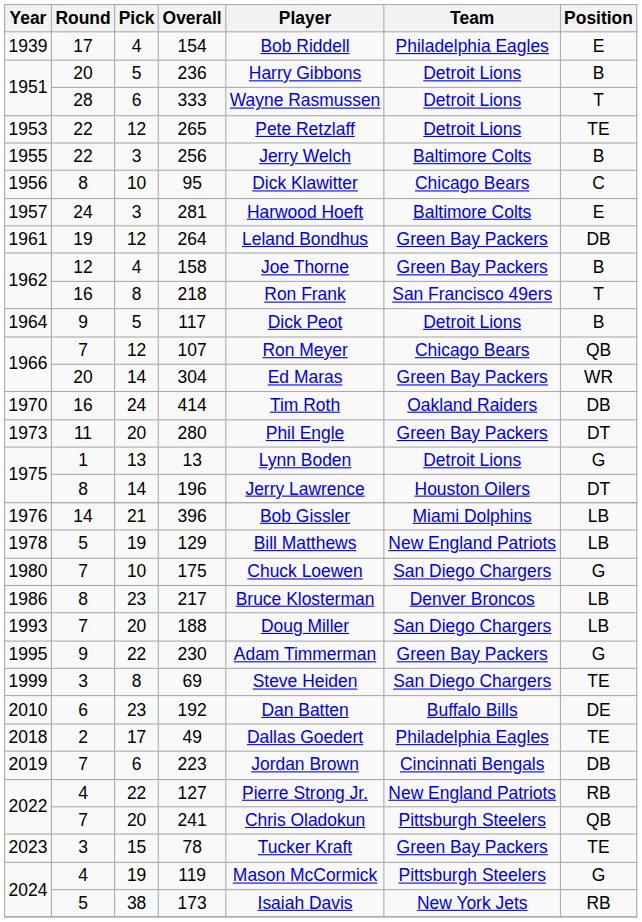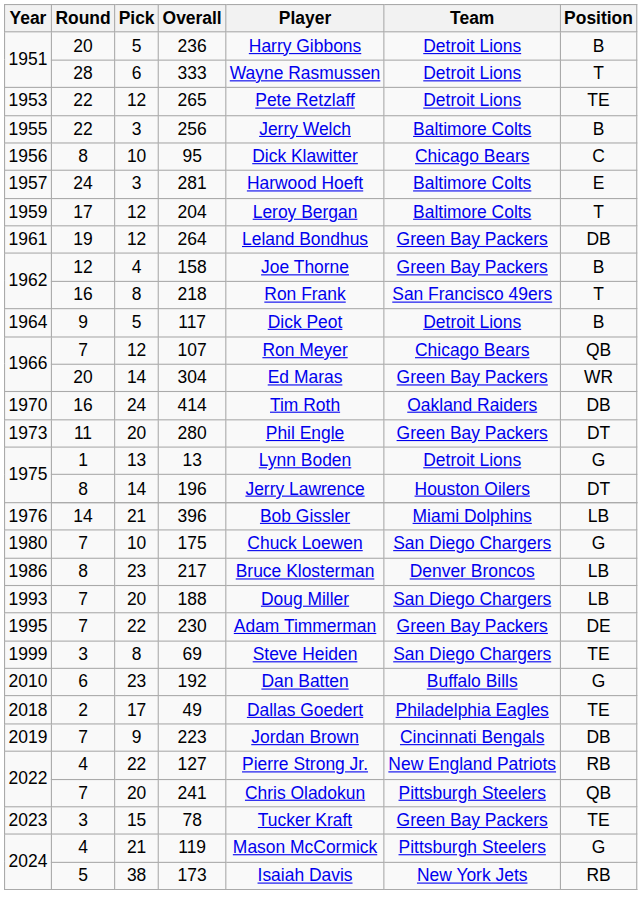- row: (28, 45)
+ row: (28, 211)
- row: (28, 543)
(83, 654) 9 -> (83, 626) 7
(599, 654) G -> (599, 626) DE
(599, 709) DE -> (599, 682) G
(137, 765) 6 -> (137, 737) 9
(137, 875) 19 -> (137, 848) 21
